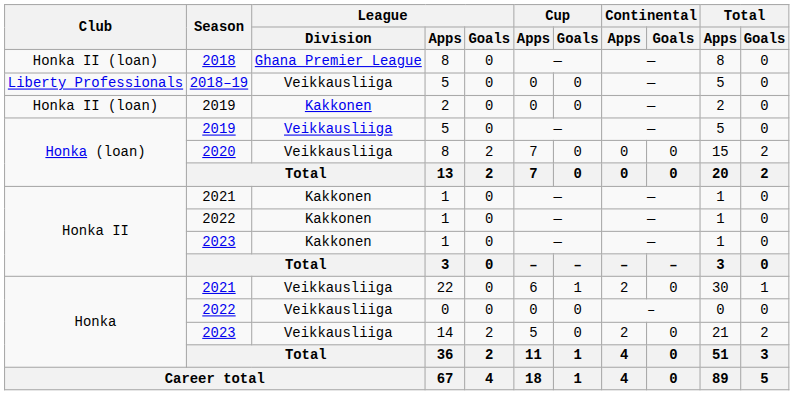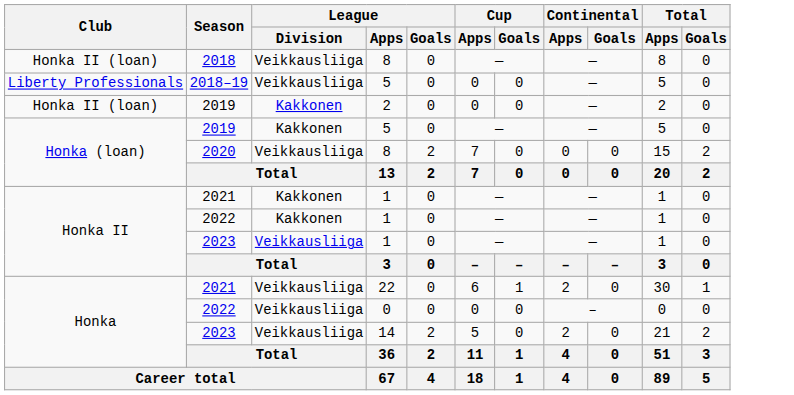(338, 61) Ghana Premier League -> (309, 61) Veikkausliiga
(338, 129) Veikkausliiga -> (309, 129) Kakkonen
(338, 243) Kakkonen -> (309, 243) Veikkausliiga
